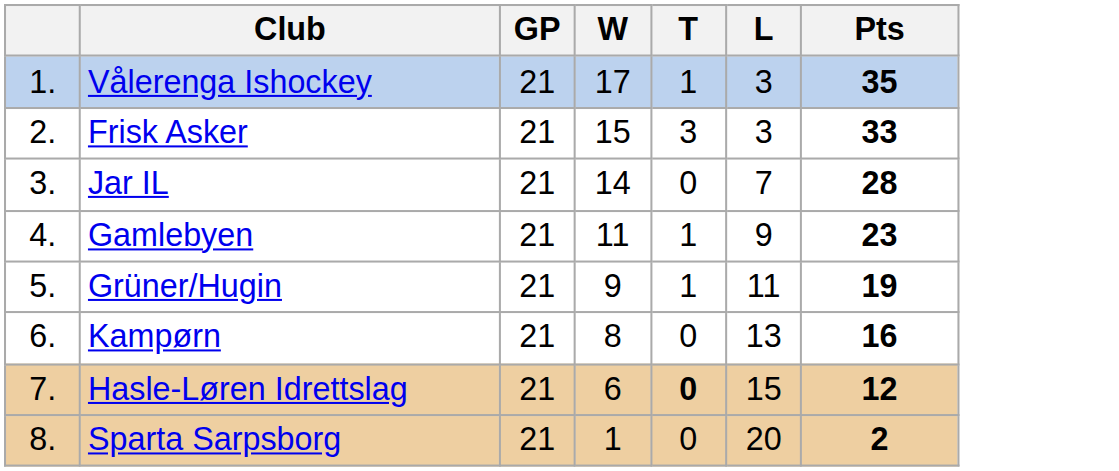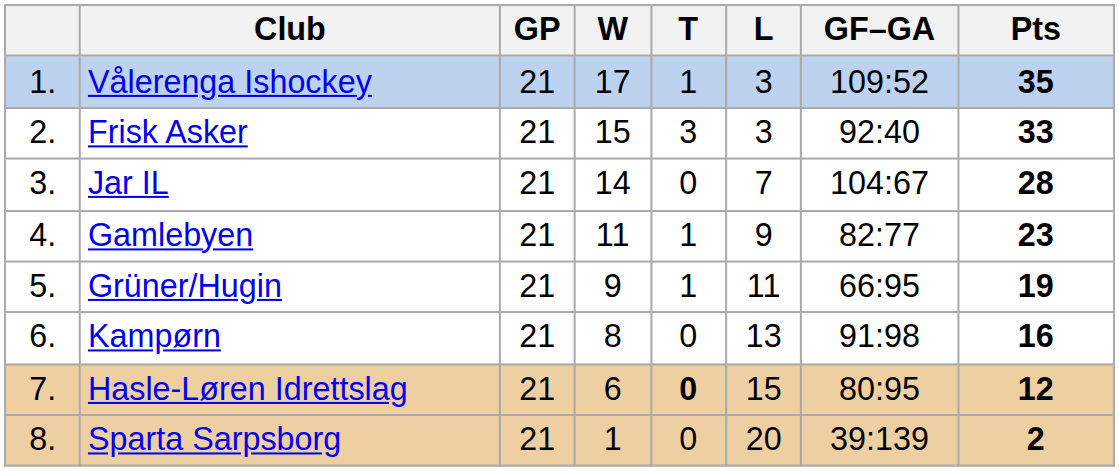+ column: (880, 30)
